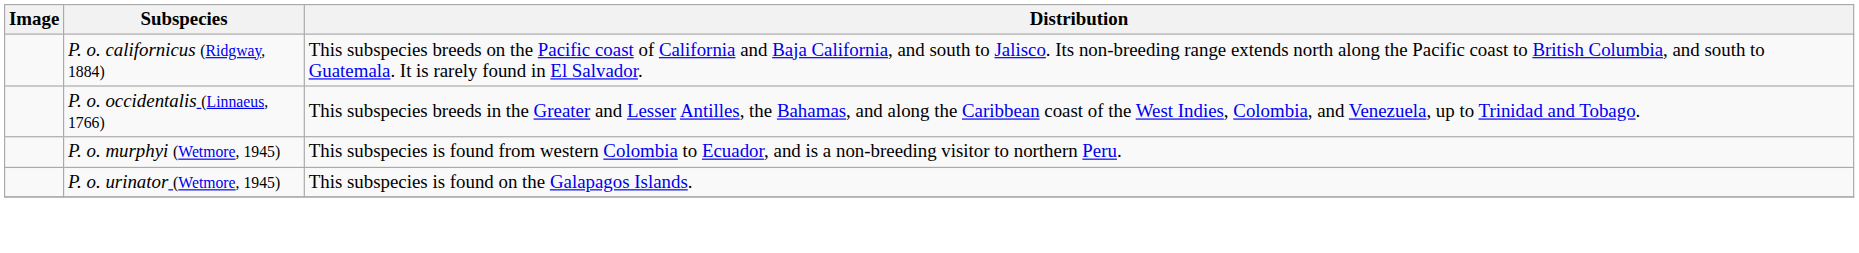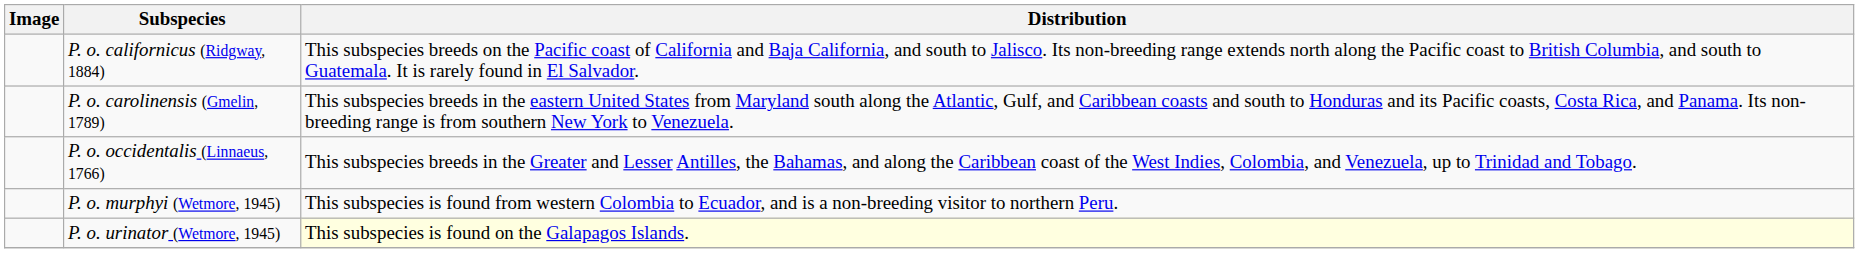+ row: (163, 111)
(501, 181) no background -> (497, 232) lightyellow background
